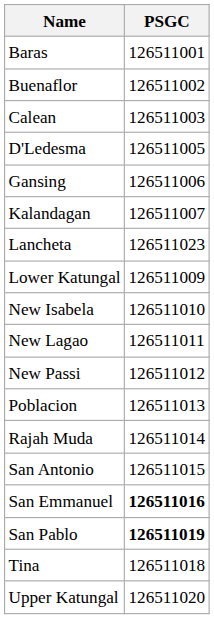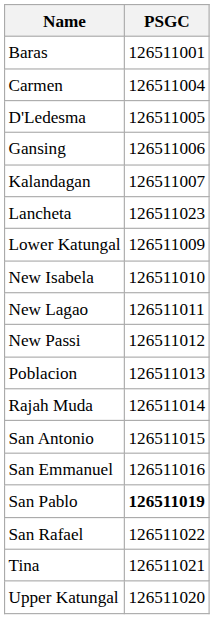- row: (43, 85)
- row: (32, 117)
+ row: (36, 85)
(167, 501) bold -> (167, 469) normal
+ row: (46, 533)
(167, 565) 126511018 -> (167, 565) 126511021
